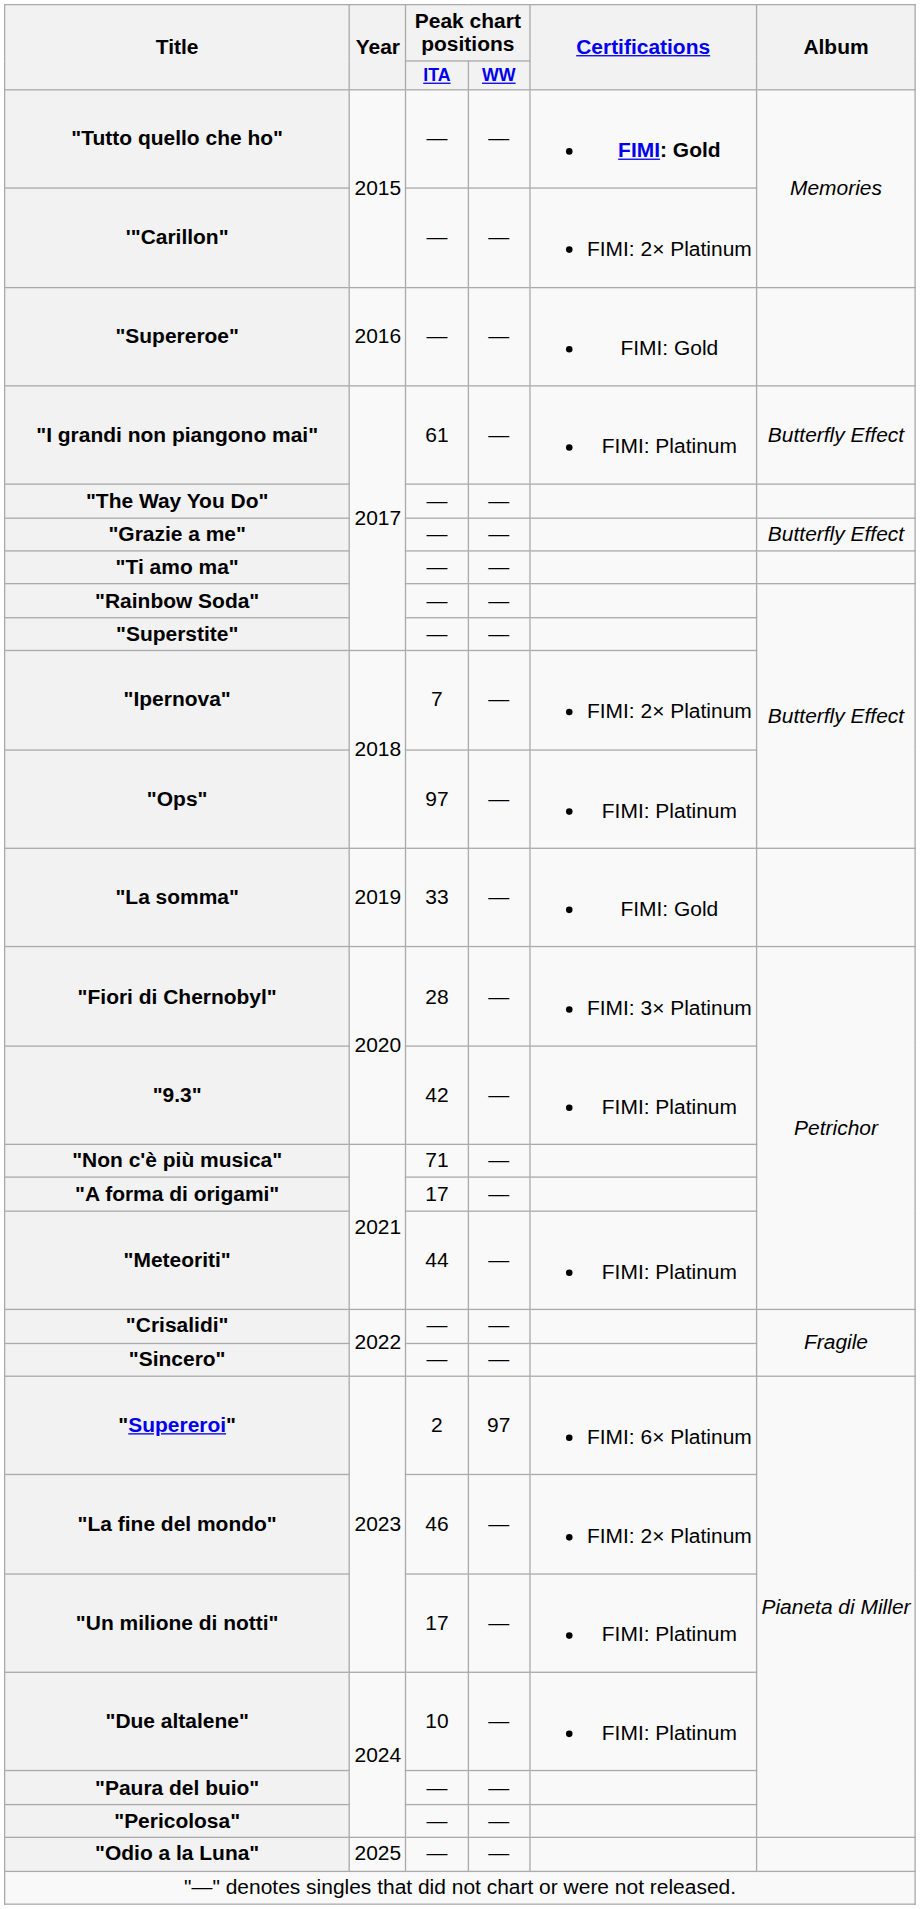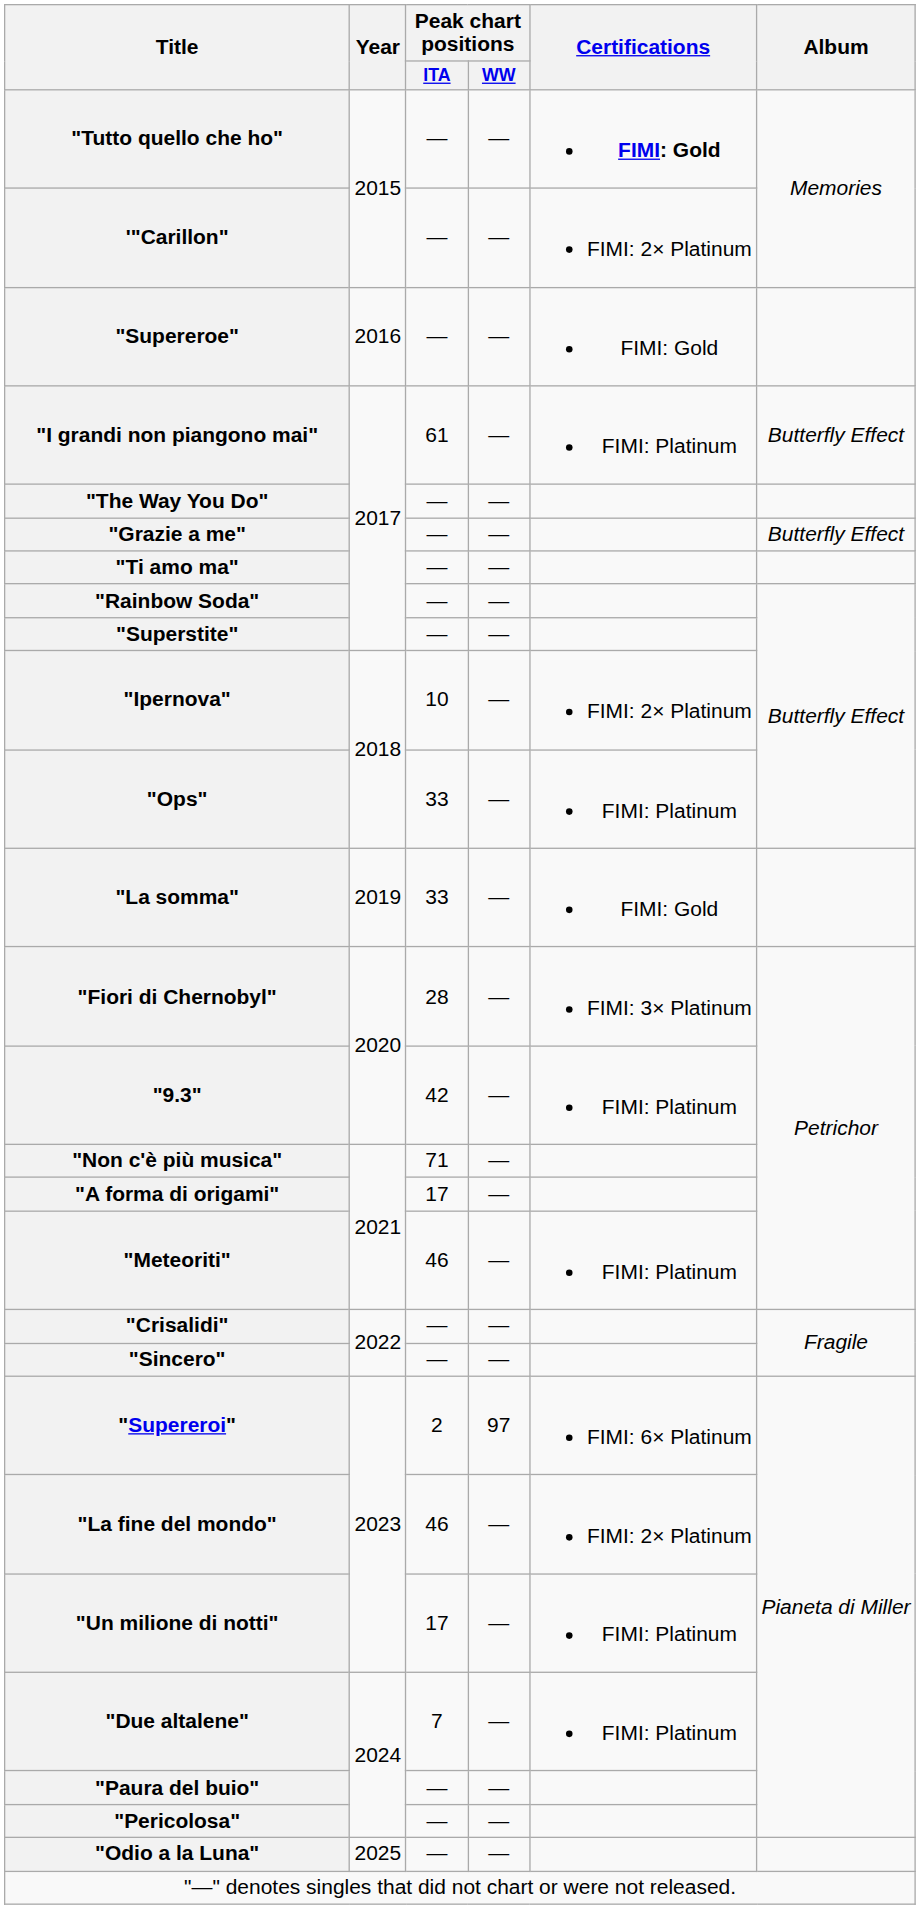(437, 699) 7 -> (437, 699) 10
(437, 798) 97 -> (437, 798) 33
(437, 1260) 44 -> (437, 1260) 46
(437, 1721) 10 -> (437, 1721) 7
